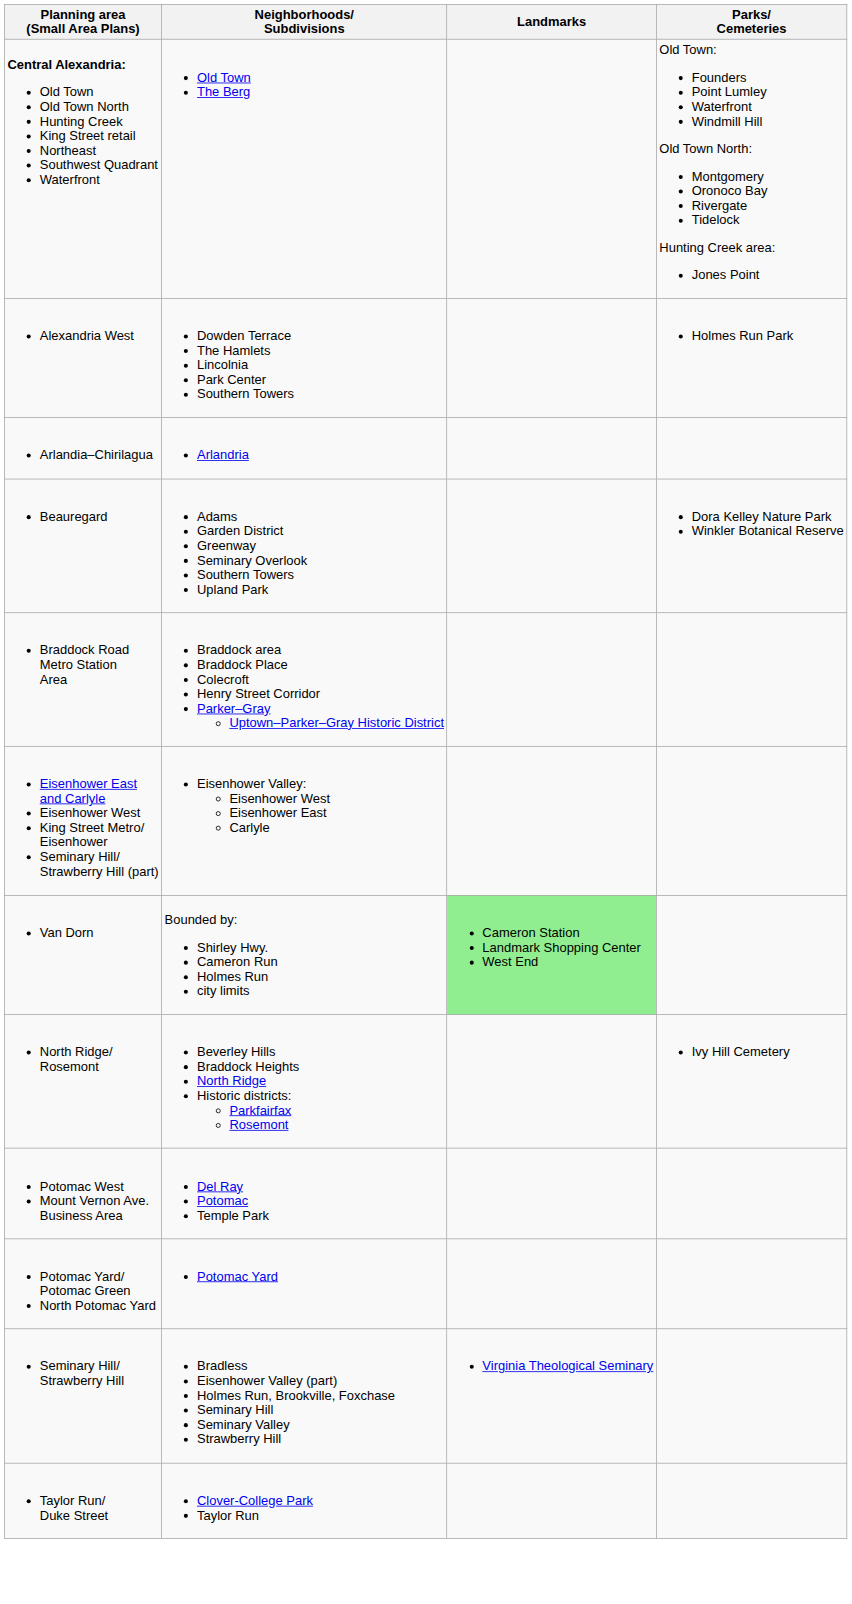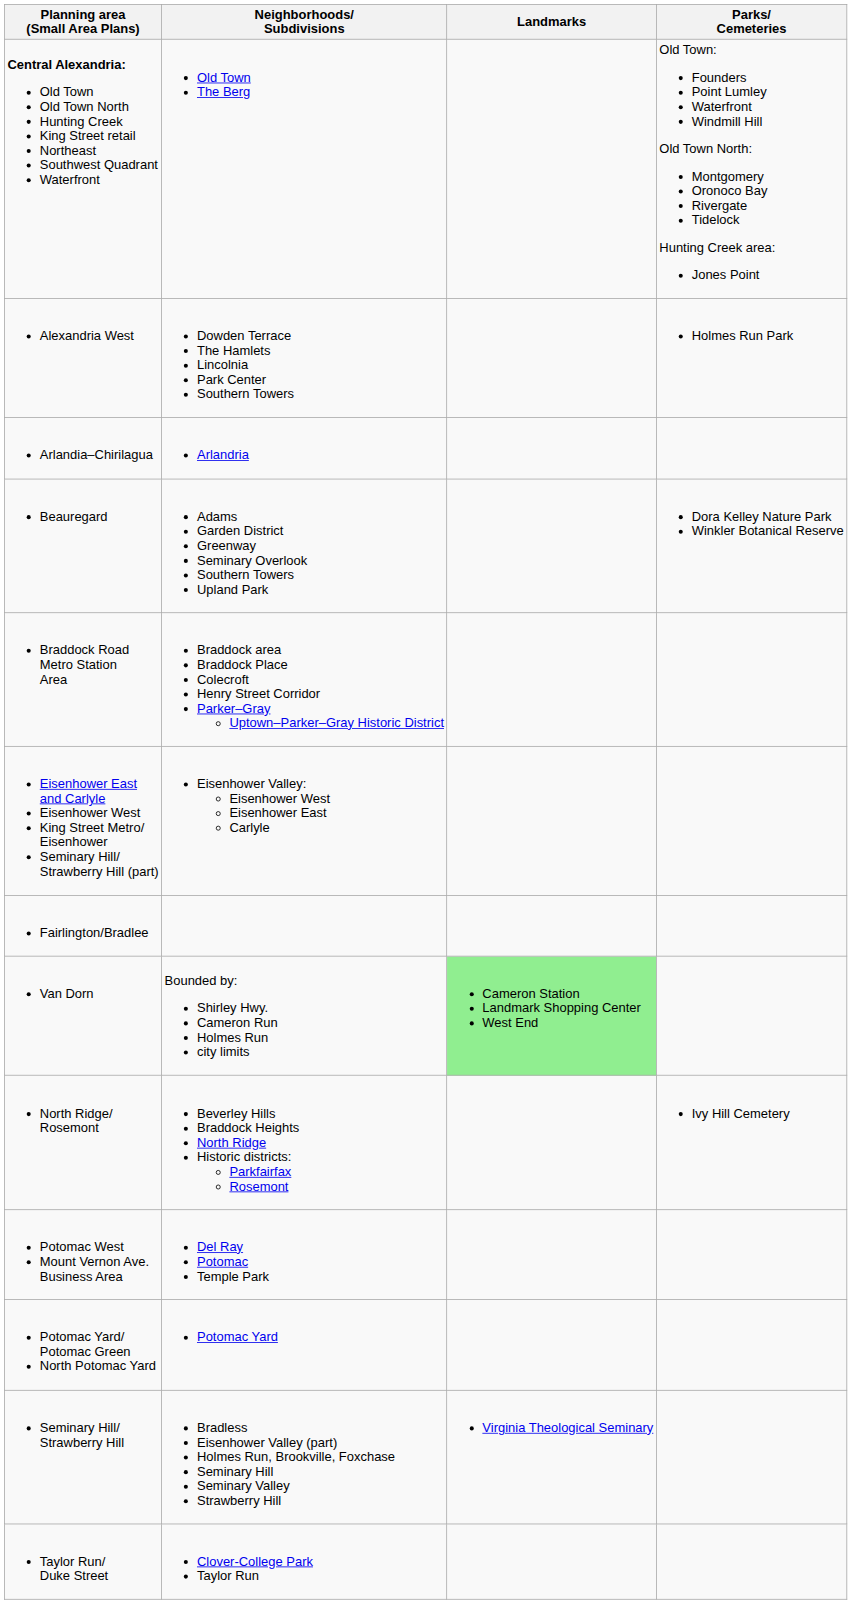+ row: (83, 933)
